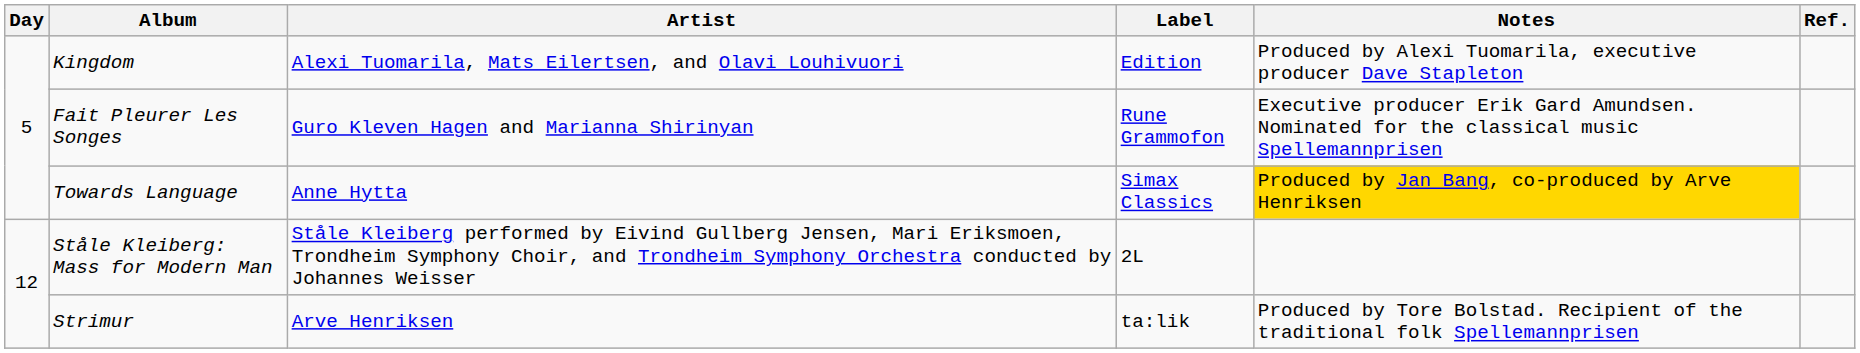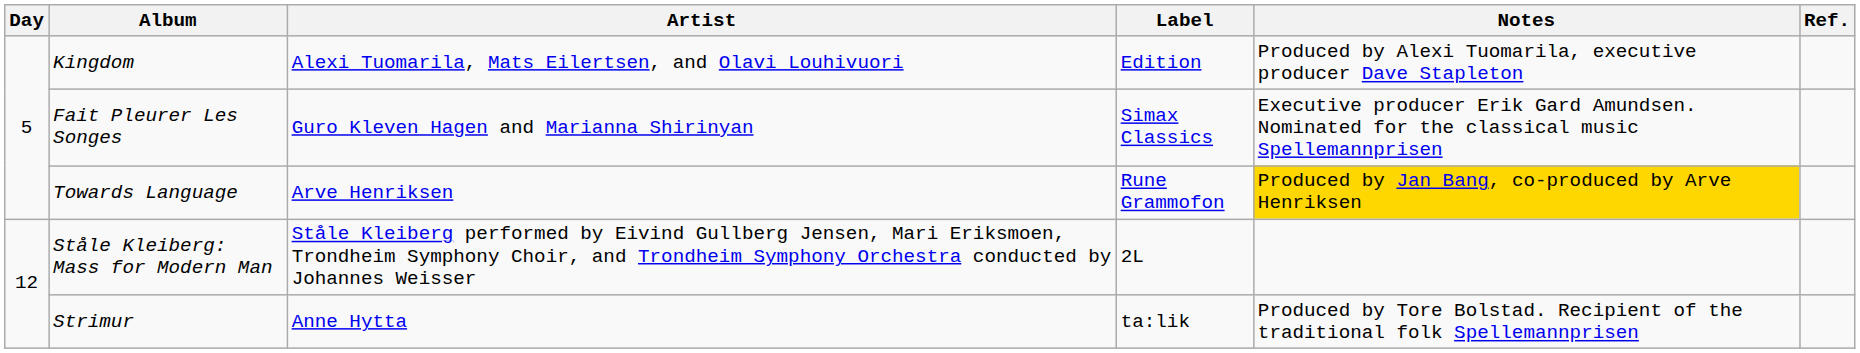(1173, 128) Rune Grammofon -> (1167, 128) Simax Classics
(349, 192) Anne Hytta -> (372, 192) Arve Henriksen
(1167, 192) Simax Classics -> (1173, 192) Rune Grammofon
(372, 322) Arve Henriksen -> (349, 322) Anne Hytta
